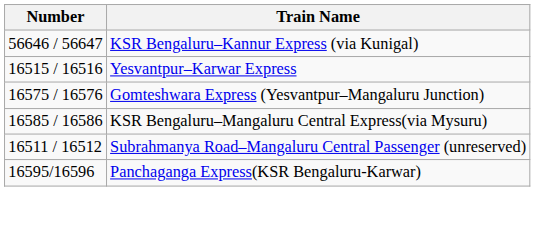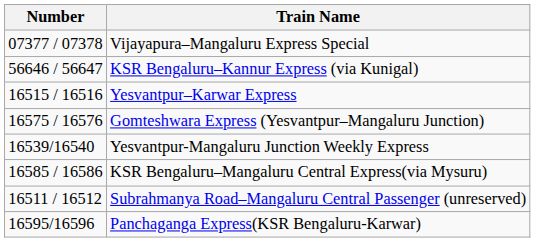+ row: (240, 43)
+ row: (269, 146)
